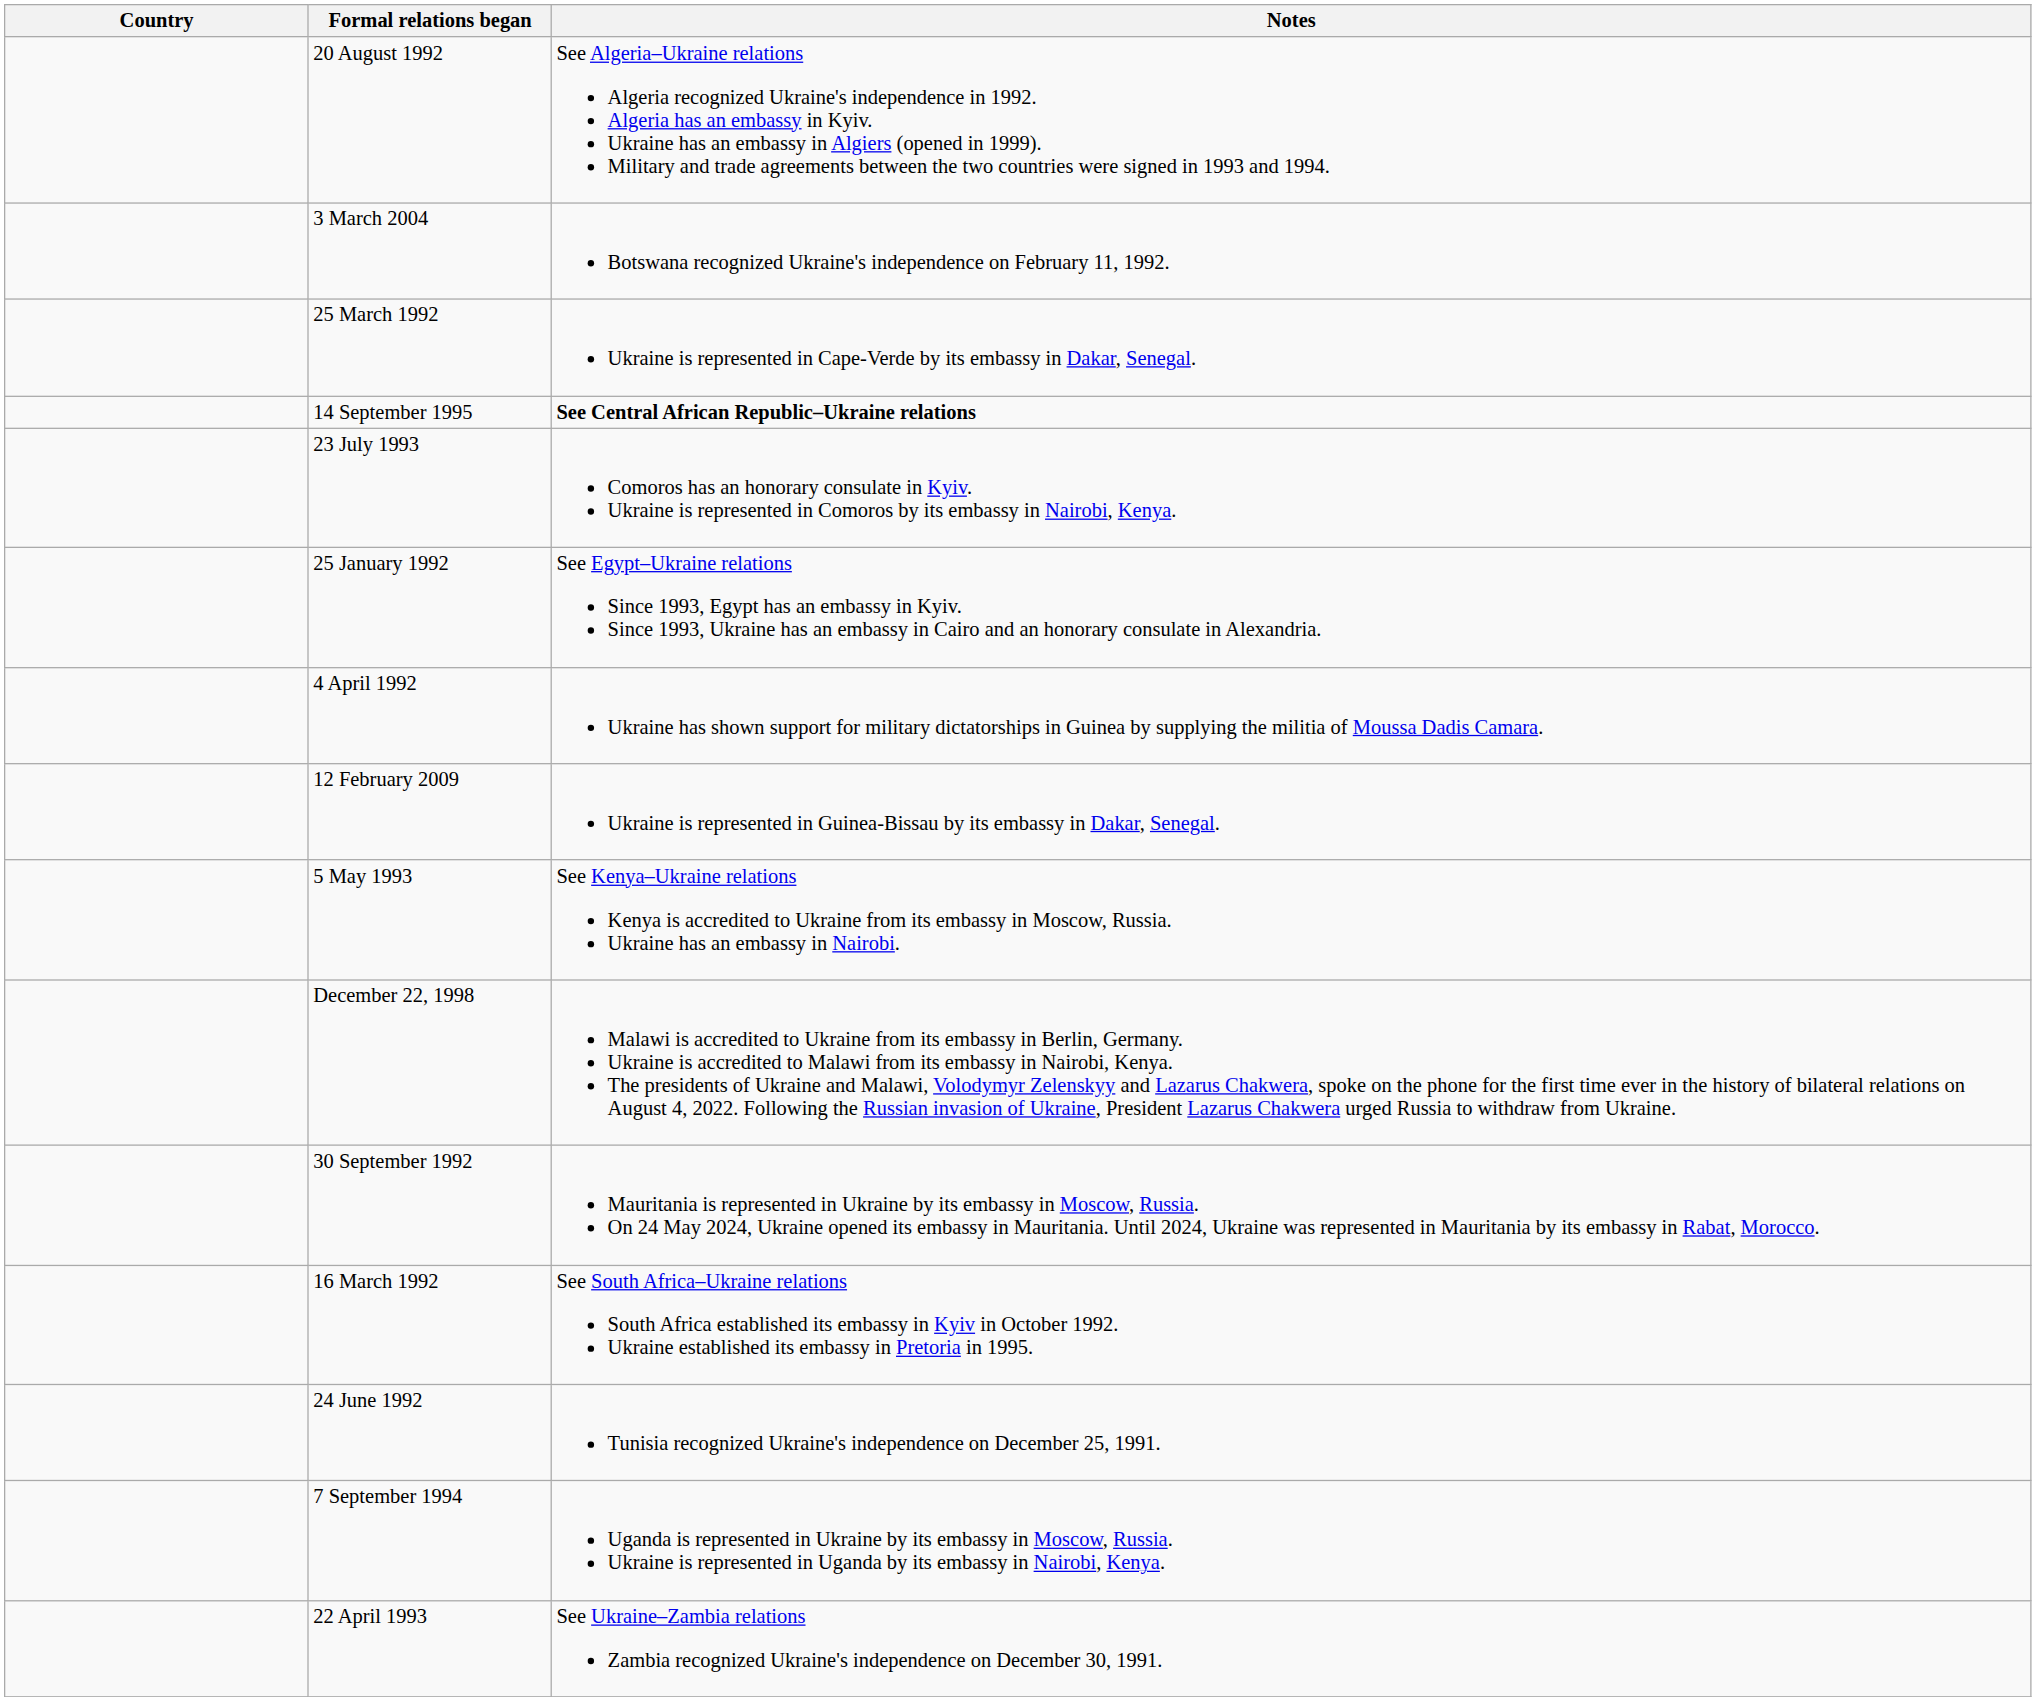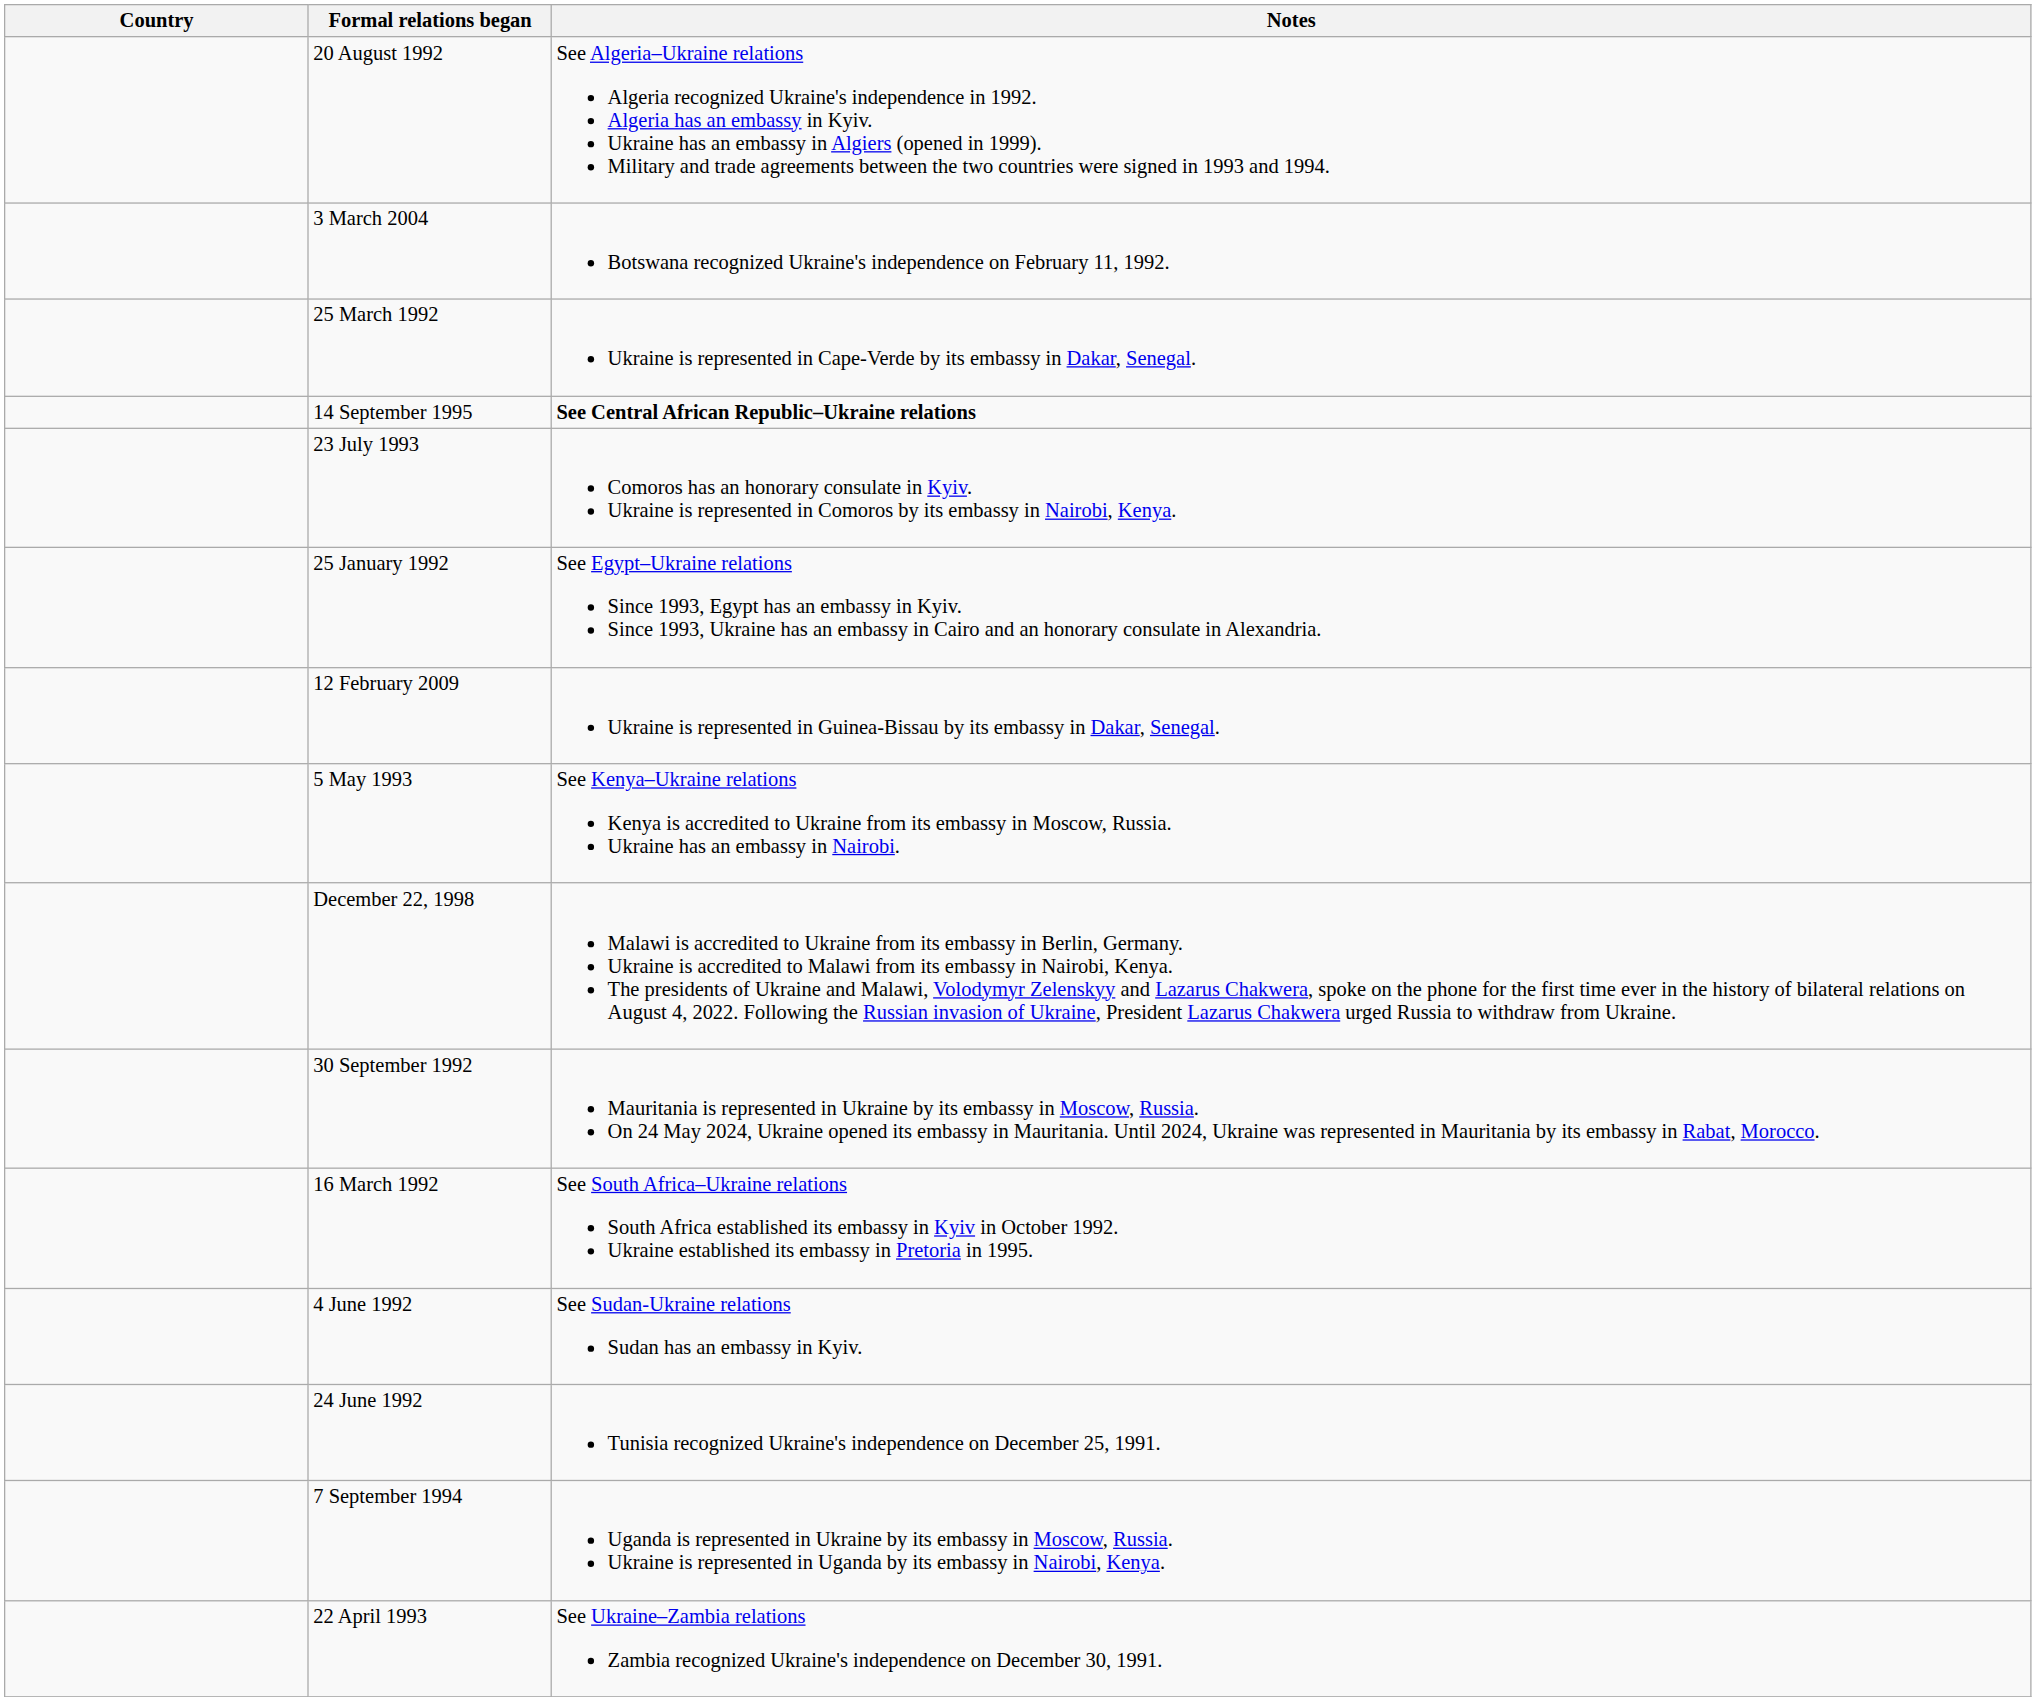- row: (365, 683)
+ row: (363, 1303)
